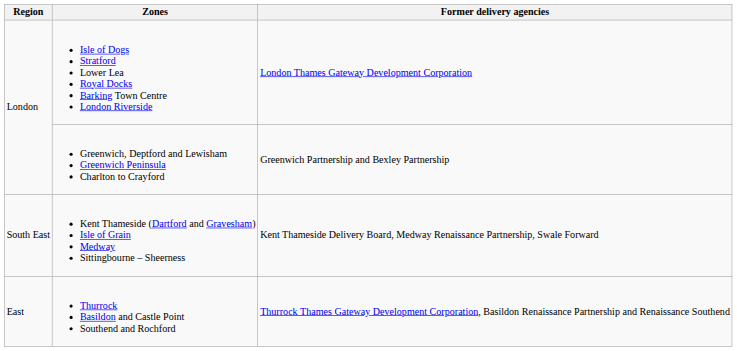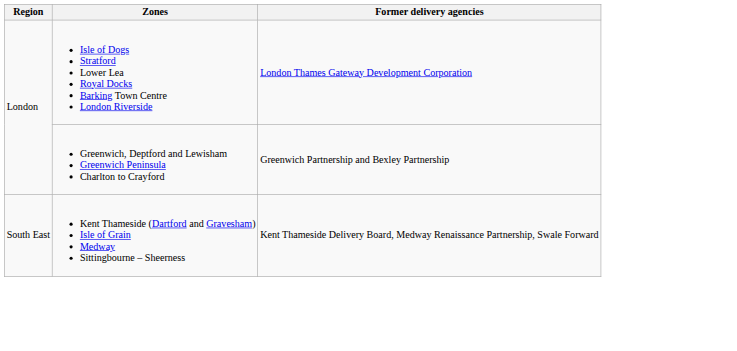- row: (155, 317)
